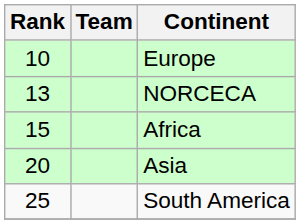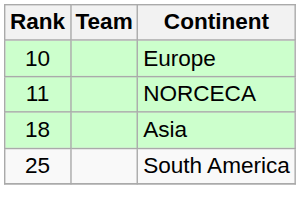(37, 93) 13 -> (37, 93) 11
- row: (172, 129)
(37, 165) 20 -> (37, 129) 18
